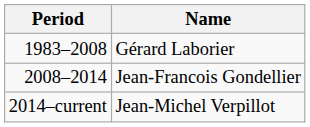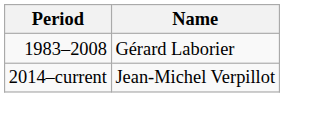- row: (208, 77)
